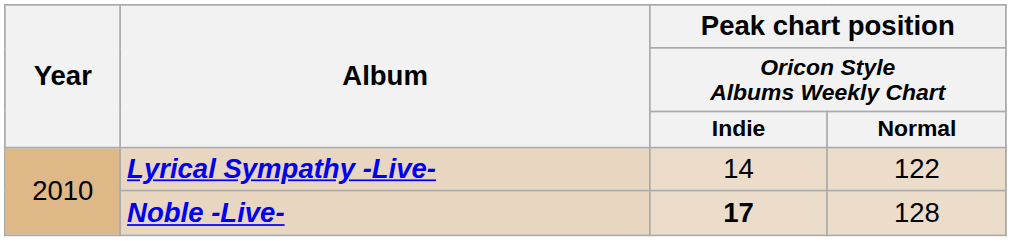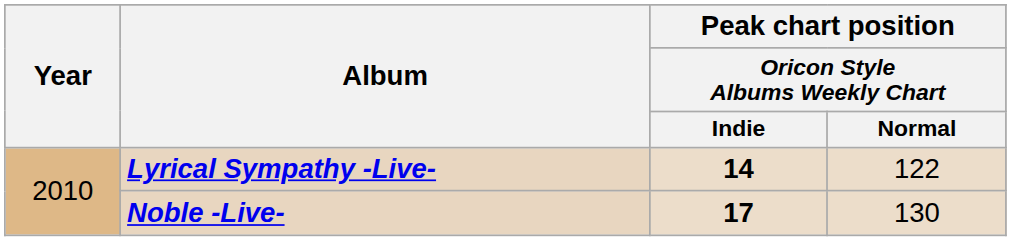(739, 169) normal -> (739, 169) bold
(917, 212) 128 -> (917, 212) 130
